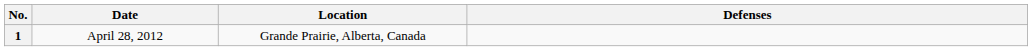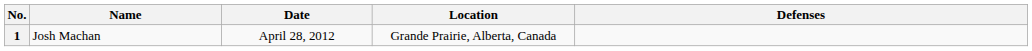+ column: (125, 14)
